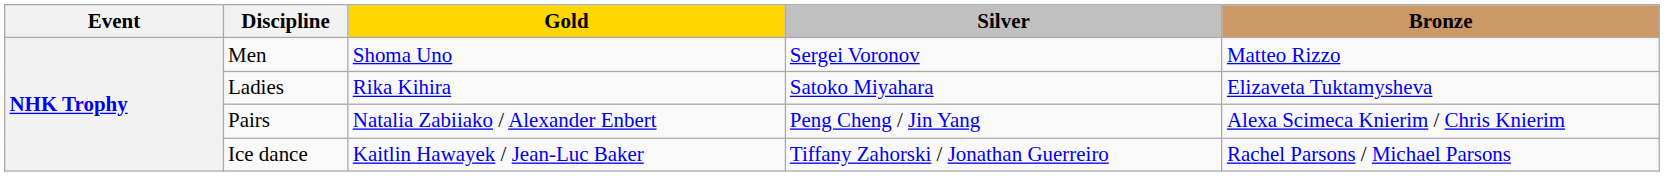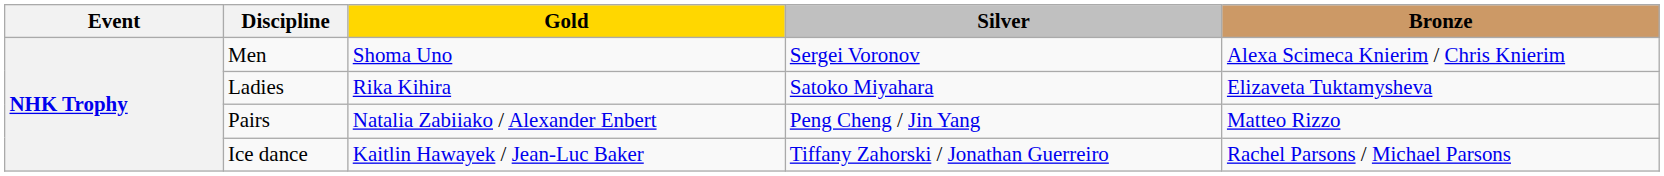(1284, 54) Matteo Rizzo -> (1396, 54) Alexa Scimeca Knierim / Chris Knierim
(1396, 120) Alexa Scimeca Knierim / Chris Knierim -> (1284, 120) Matteo Rizzo
